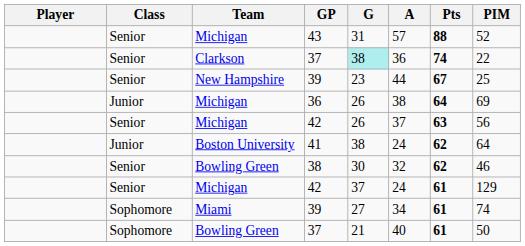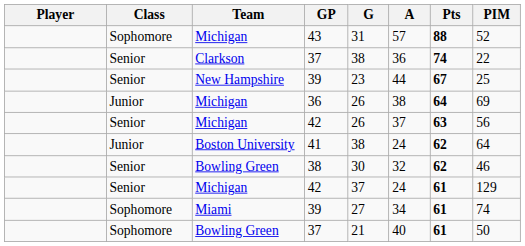(127, 36) Senior -> (141, 36) Sophomore
(358, 58) paleturquoise background -> (358, 58) no background
